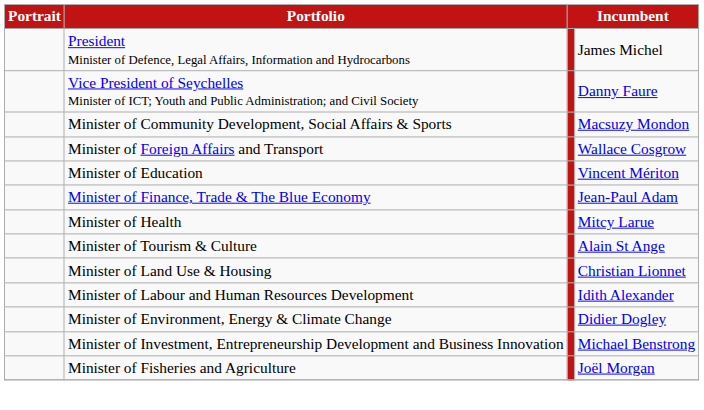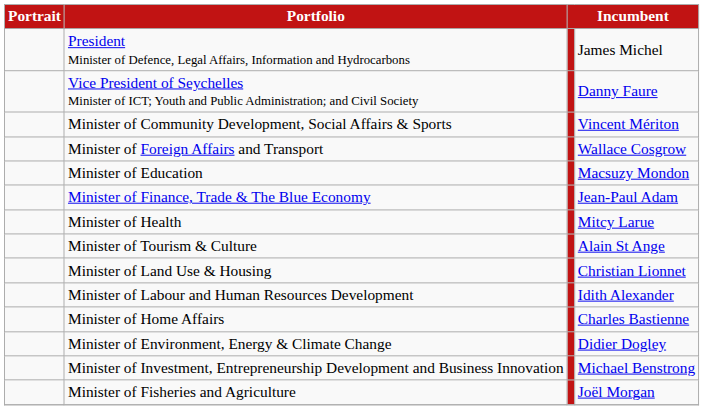(633, 124) Macsuzy Mondon -> (628, 124) Vincent Mériton
(628, 173) Vincent Mériton -> (633, 173) Macsuzy Mondon
+ row: (146, 319)
